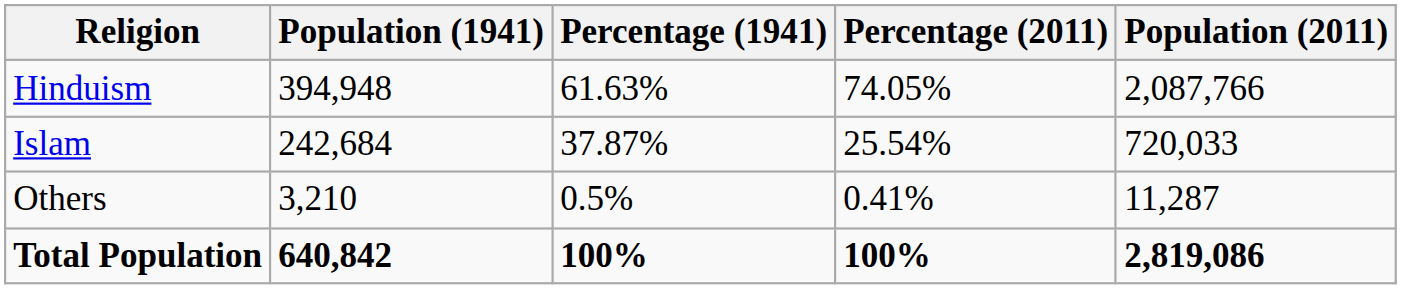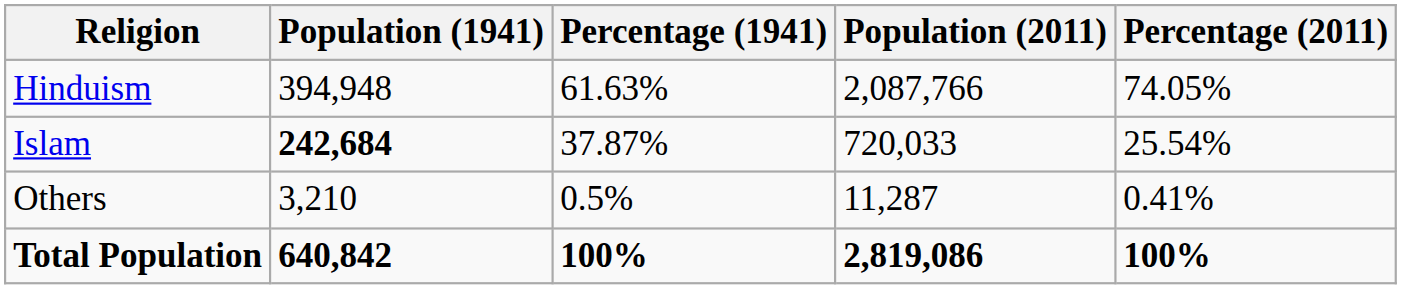columns swapped: (1256, 32) <-> (976, 32)
(335, 143) normal -> (335, 143) bold
